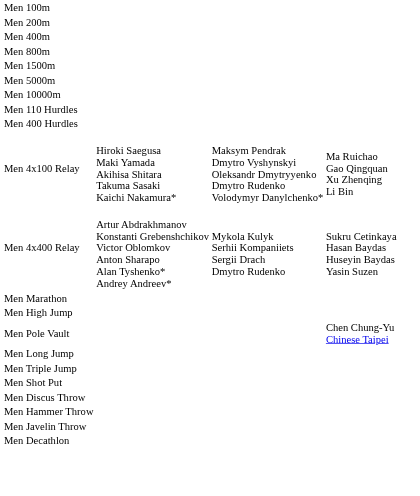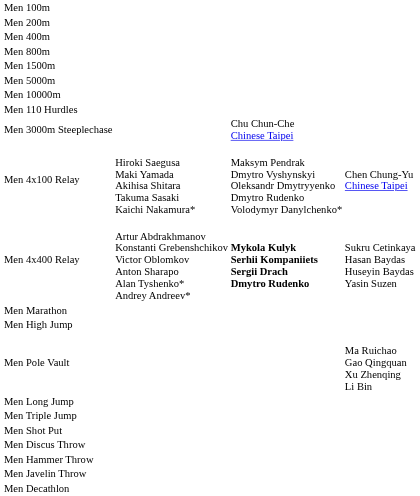- row: (41, 124)
+ row: (58, 130)
(357, 174) Ma Ruichao Gao Qingquan Xu Zhenqing Li Bin -> (379, 180) Chen Chung-Yu Chinese Taipei
(253, 254) normal -> (274, 266) bold
(360, 333) Chen Chung-Yu Chinese Taipei -> (376, 369) Ma Ruichao Gao Qingquan Xu Zhenqing Li Bin
